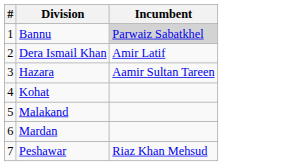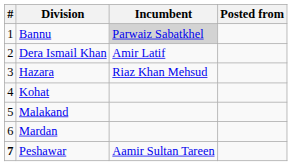+ column: (252, 14)
(163, 72) Aamir Sultan Tareen -> (160, 72) Riaz Khan Mehsud
(10, 151) normal -> (10, 151) bold
(160, 151) Riaz Khan Mehsud -> (163, 151) Aamir Sultan Tareen
